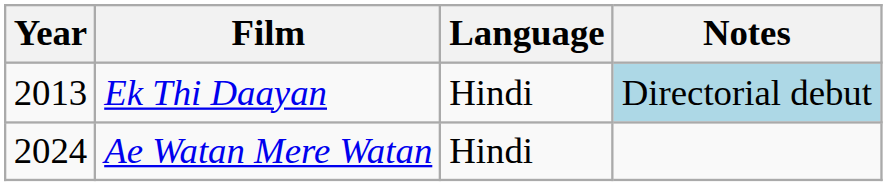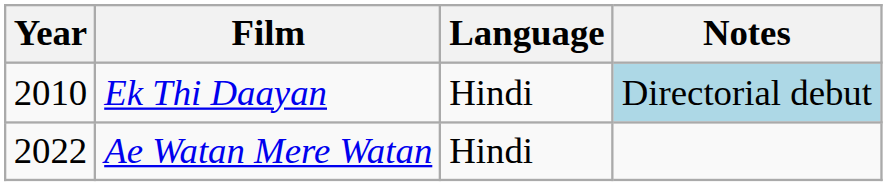(50, 92) 2013 -> (50, 92) 2010
(50, 150) 2024 -> (50, 150) 2022
